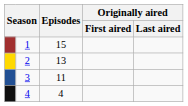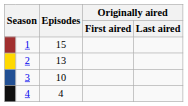(61, 77) 11 -> (61, 77) 10
